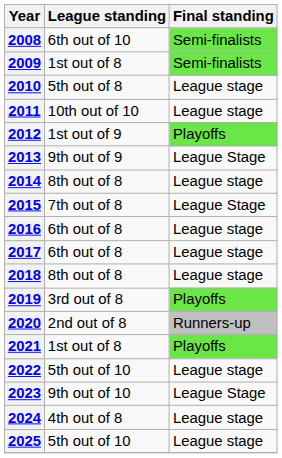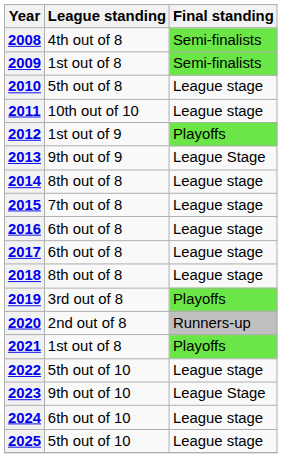(89, 39) 6th out of 10 -> (85, 39) 4th out of 8
(219, 205) League Stage -> (218, 205) League stage
(85, 417) 4th out of 8 -> (89, 417) 6th out of 10
